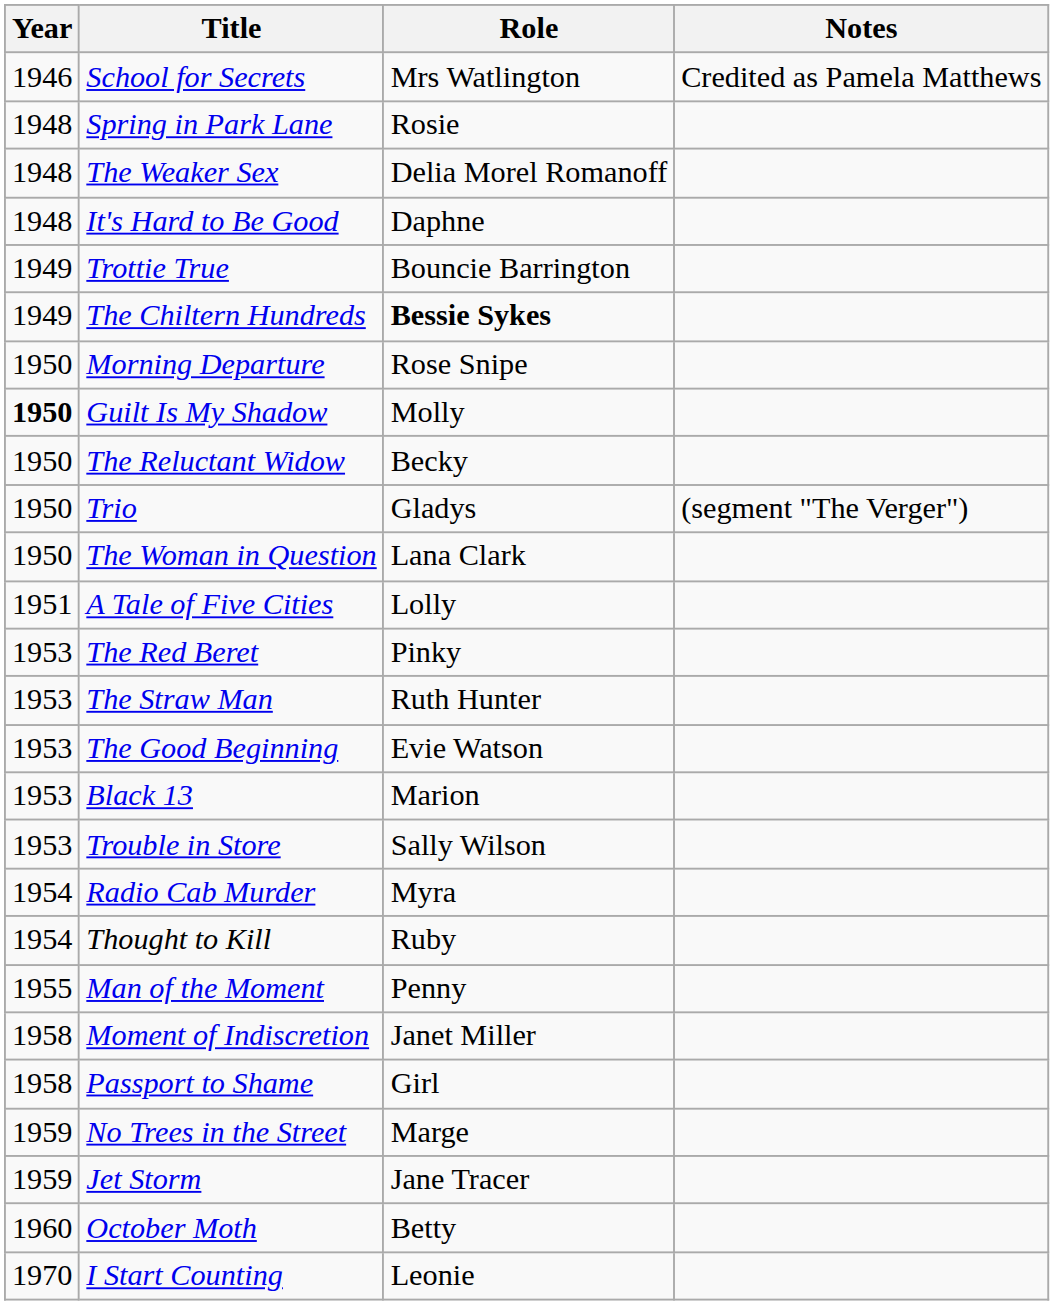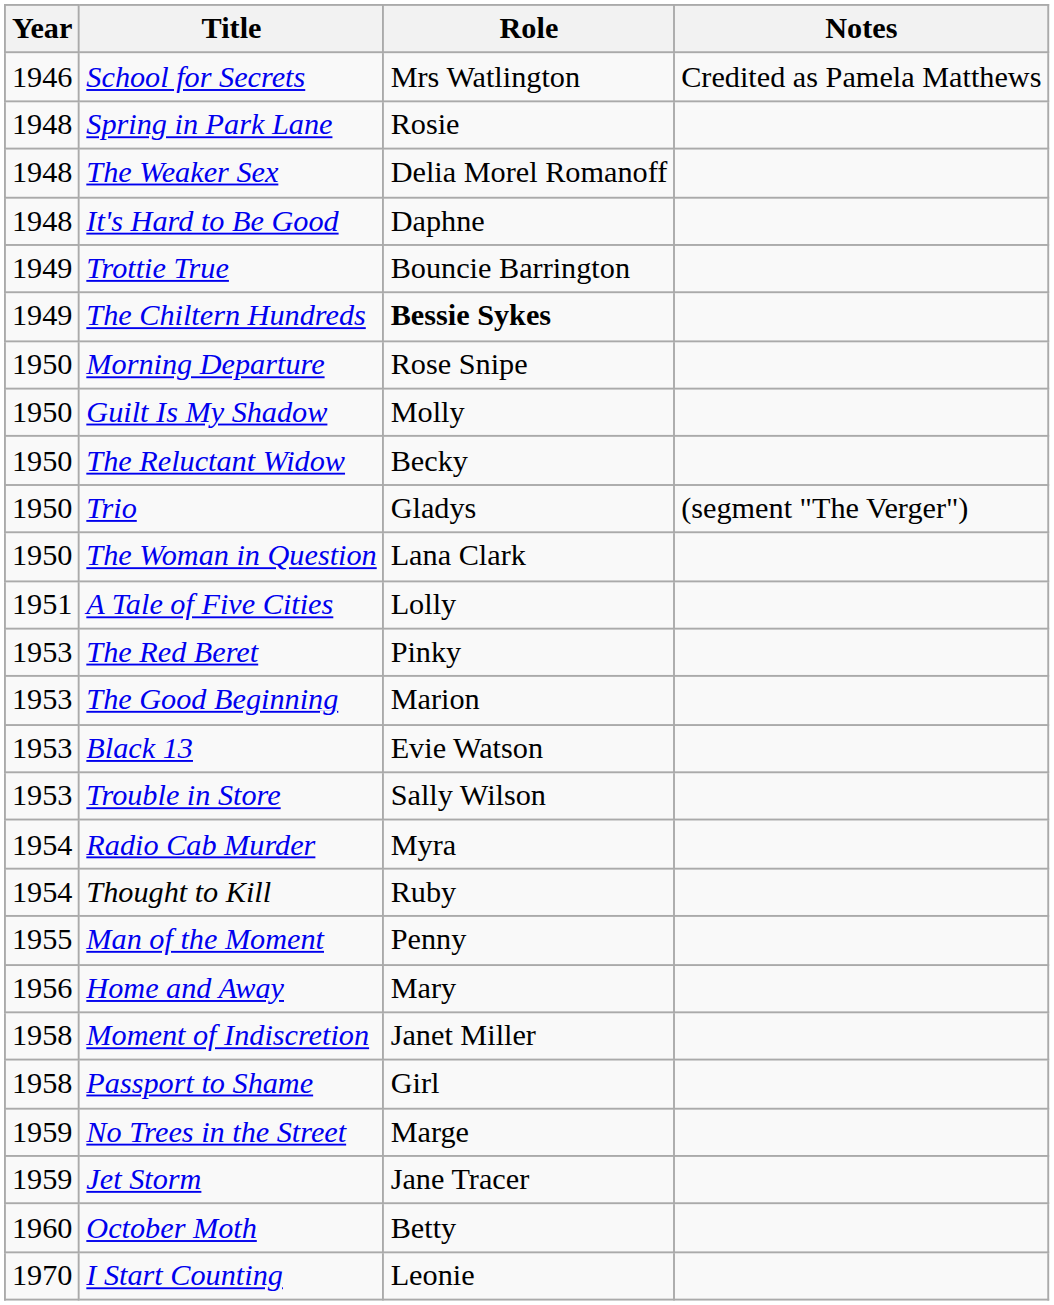(42, 412) bold -> (42, 412) normal
- row: (180, 699)
(467, 747) Evie Watson -> (435, 699) Marion
(435, 795) Marion -> (467, 747) Evie Watson
+ row: (185, 987)
